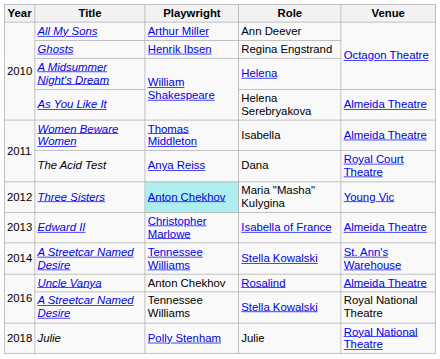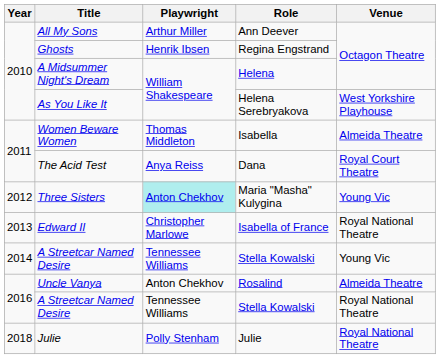(385, 104) Almeida Theatre -> (377, 104) West Yorkshire Playhouse
(385, 227) Almeida Theatre -> (376, 227) Royal National Theatre
(373, 258) St. Ann's Warehouse -> (365, 258) Young Vic
